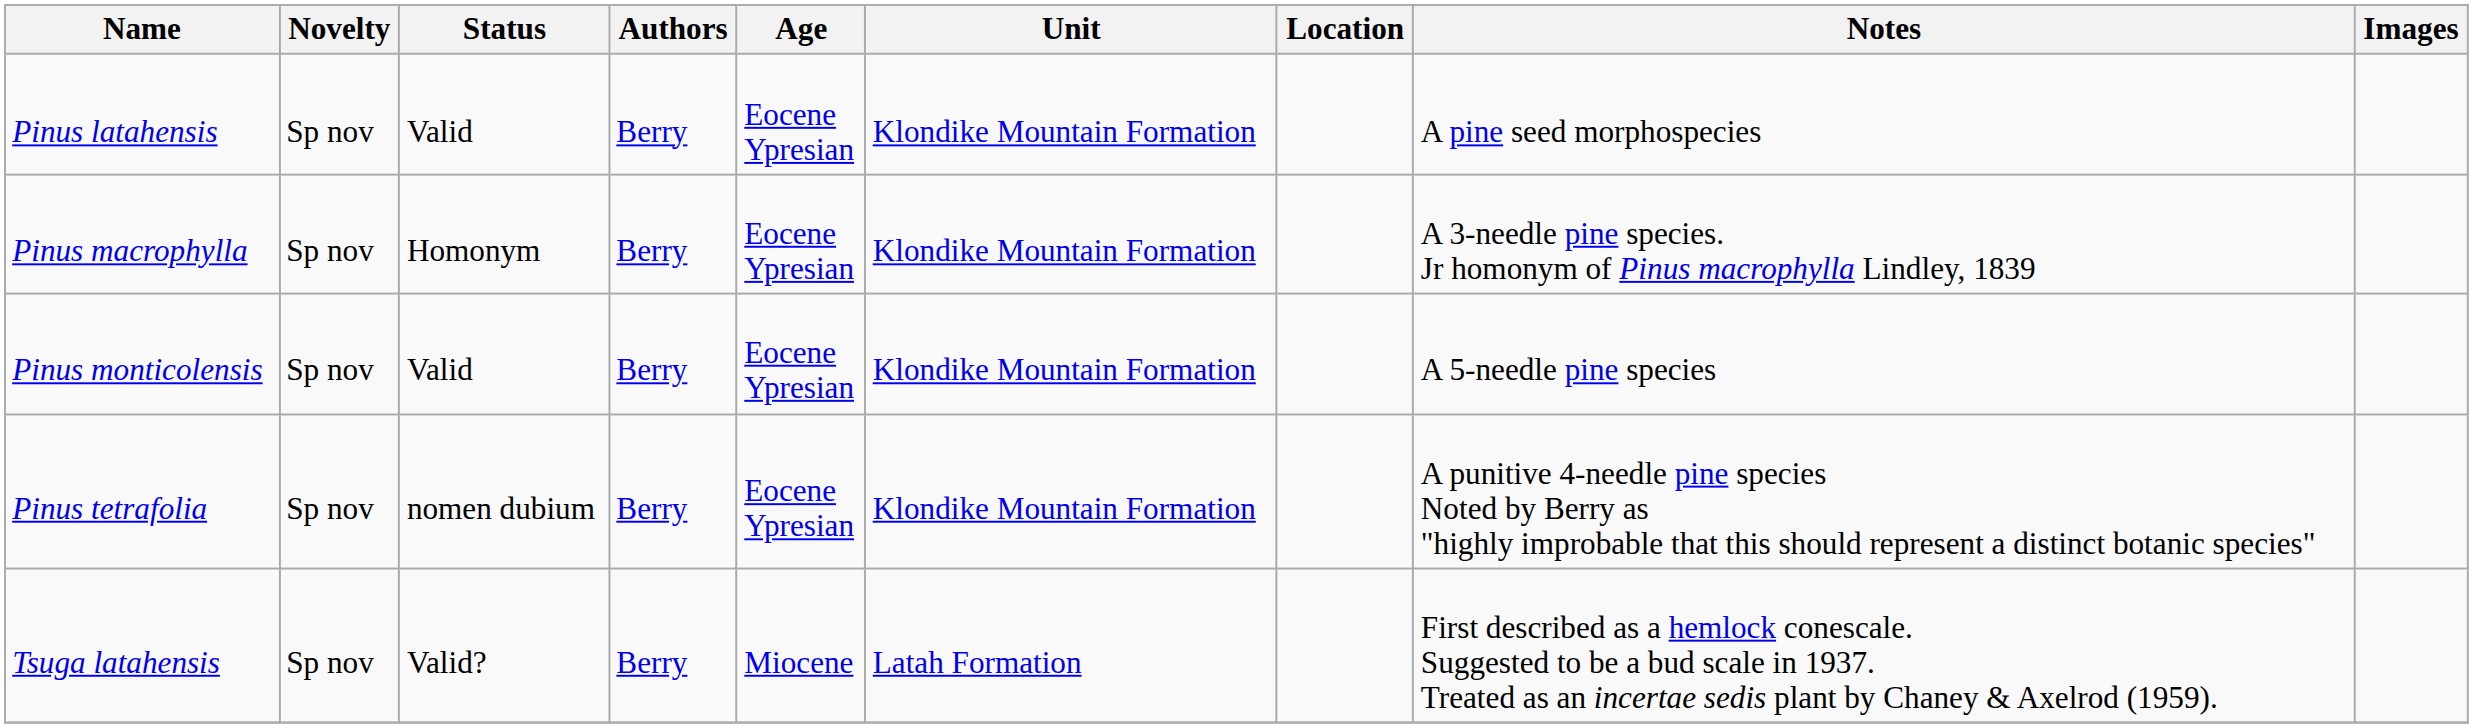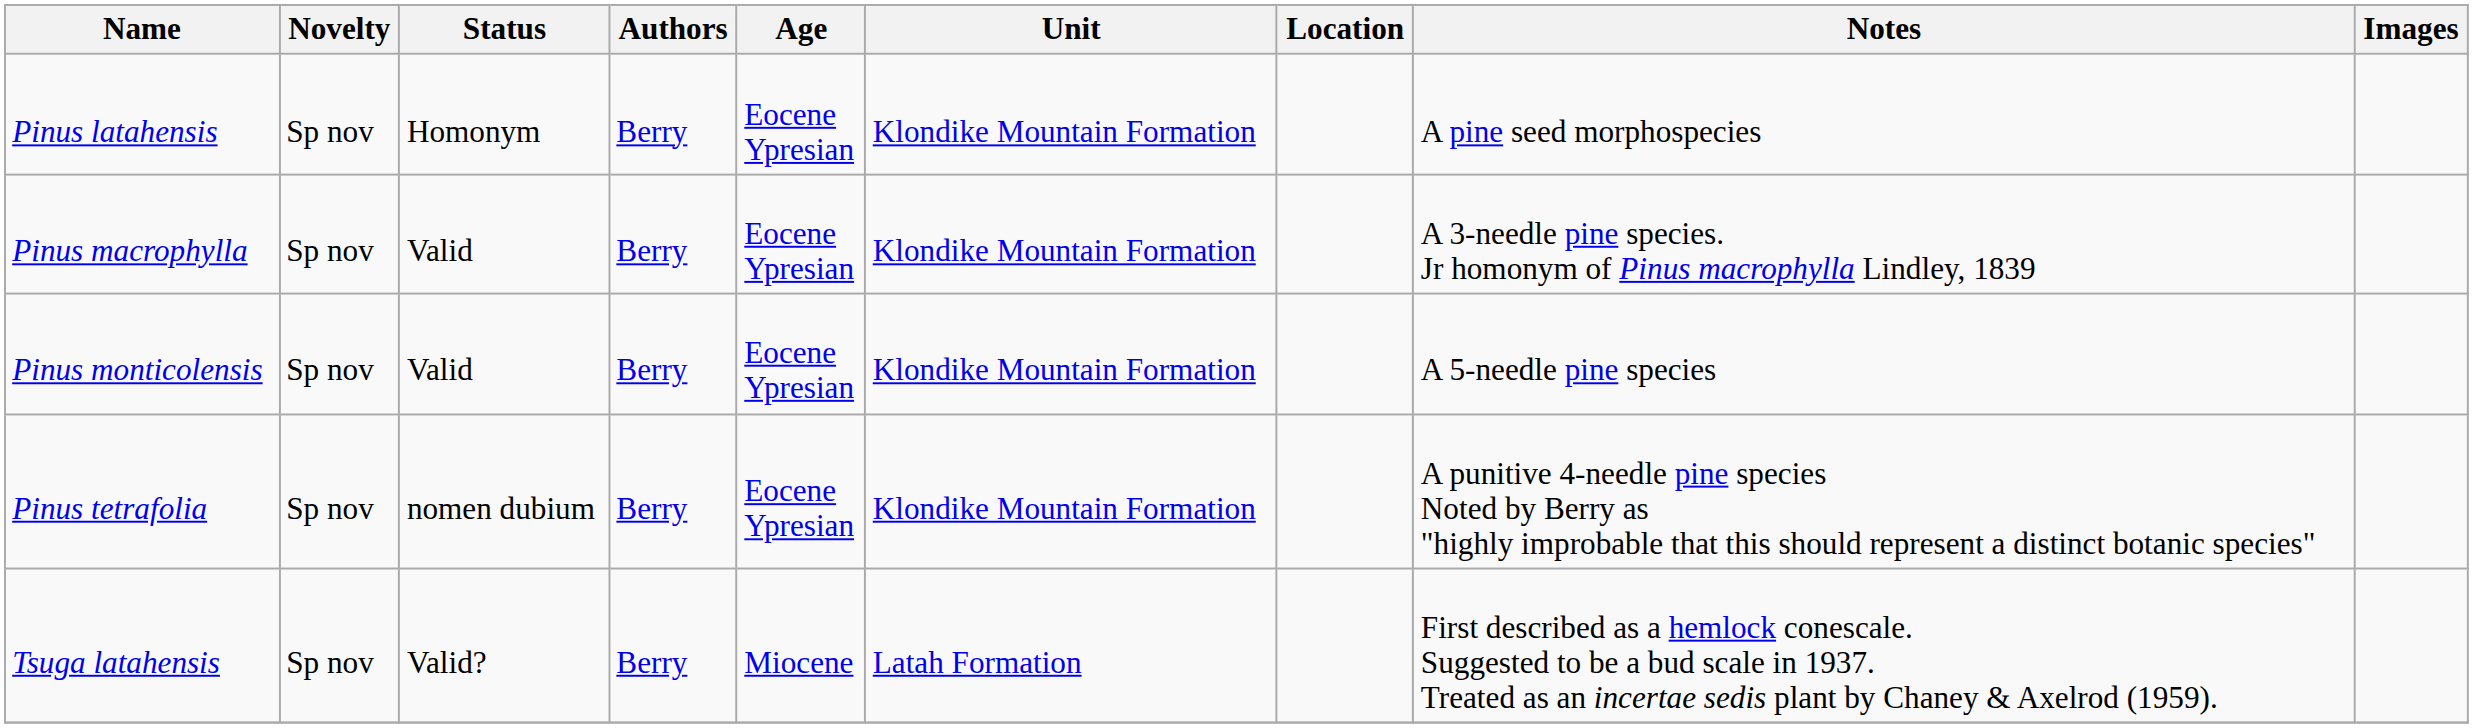(440, 131) Valid -> (474, 131) Homonym
(474, 251) Homonym -> (440, 251) Valid
